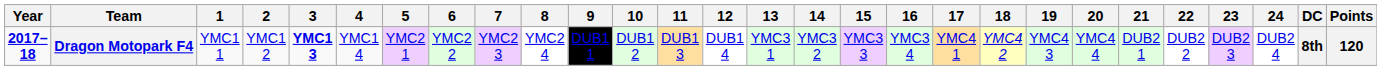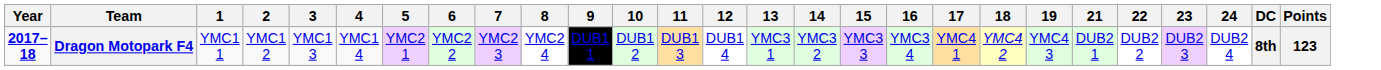- column: (1096, 15)
(313, 46) bold -> (313, 46) normal
(1351, 46) 120 -> (1305, 46) 123
